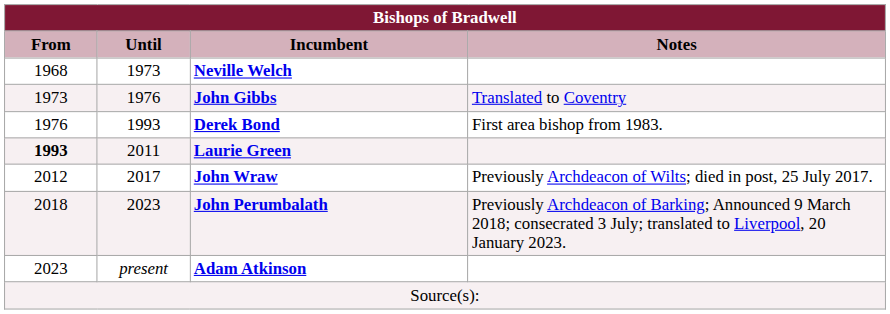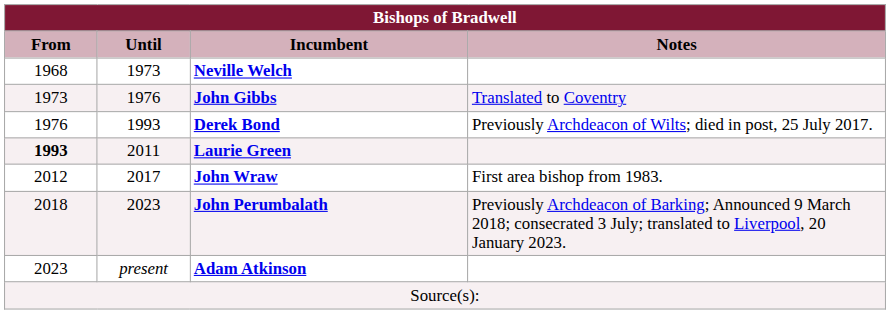(567, 124) First area bishop from 1983. -> (672, 124) Previously Archdeacon of Wilts; died in post, 25 July 2017.
(672, 177) Previously Archdeacon of Wilts; died in post, 25 July 2017. -> (567, 177) First area bishop from 1983.
